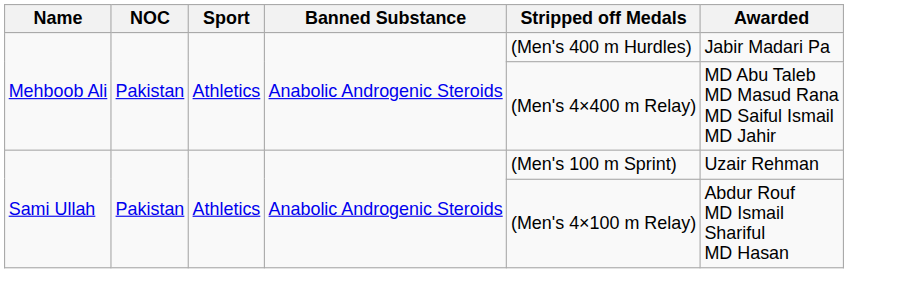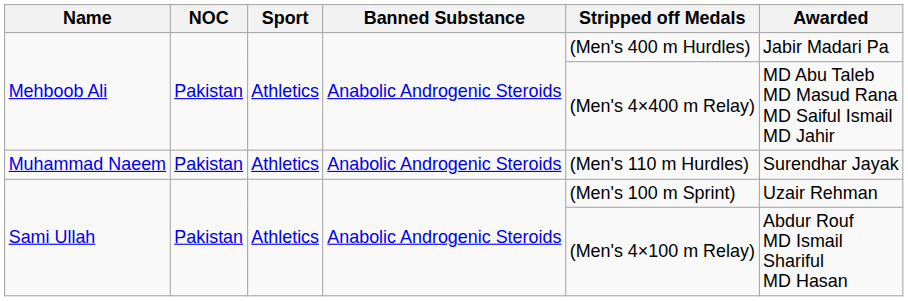+ row: (87, 164)
